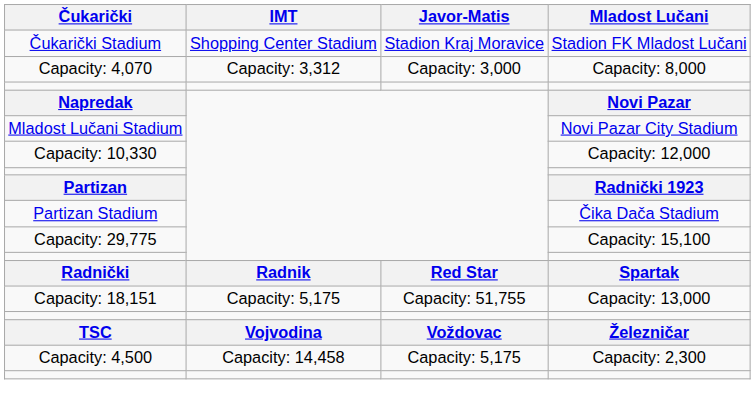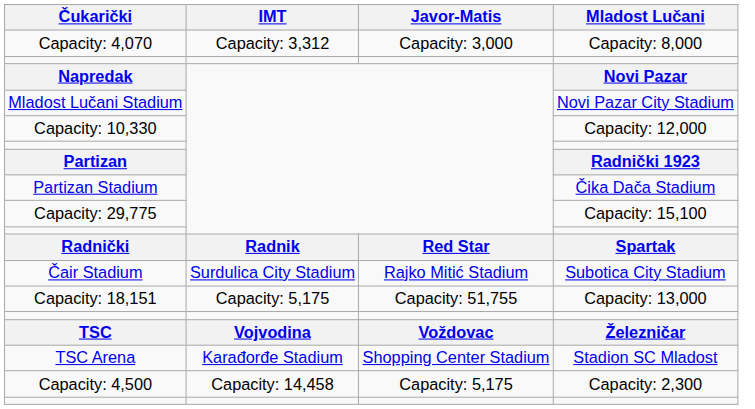- row: (95, 43)
+ row: (95, 272)
+ row: (95, 358)
